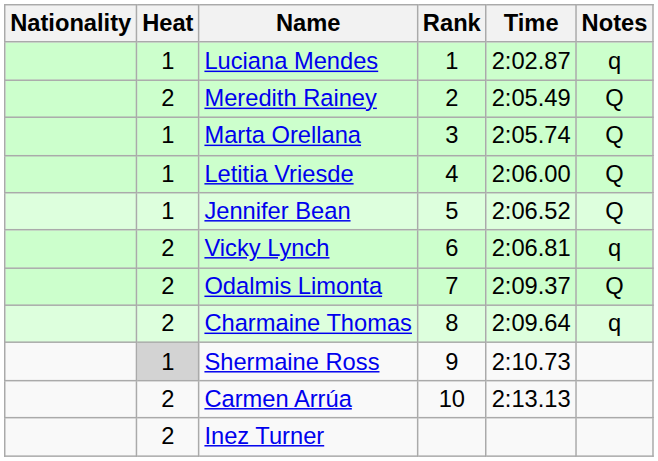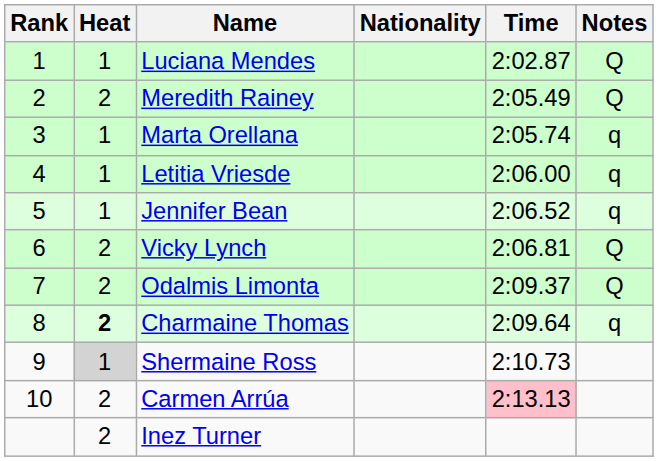columns swapped: (452, 23) <-> (71, 23)
(614, 60) q -> (615, 60) Q
(615, 135) Q -> (614, 135) q
(615, 173) Q -> (614, 173) q
(615, 211) Q -> (614, 211) q
(614, 248) q -> (615, 248) Q
(168, 323) normal -> (105, 323) bold
(531, 398) no background -> (531, 398) pink background
